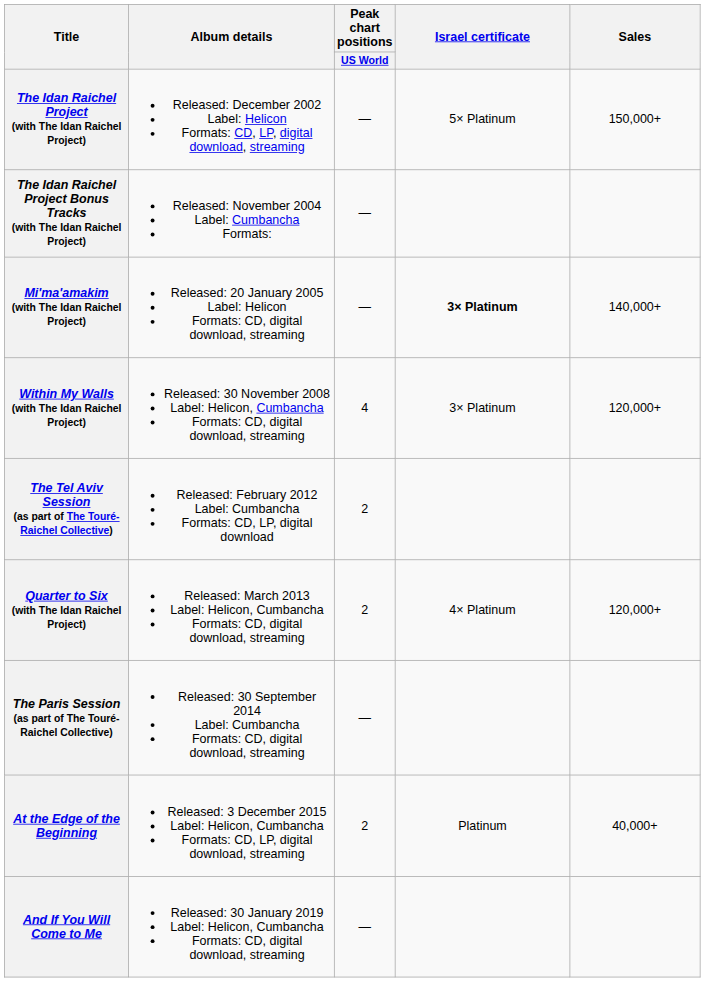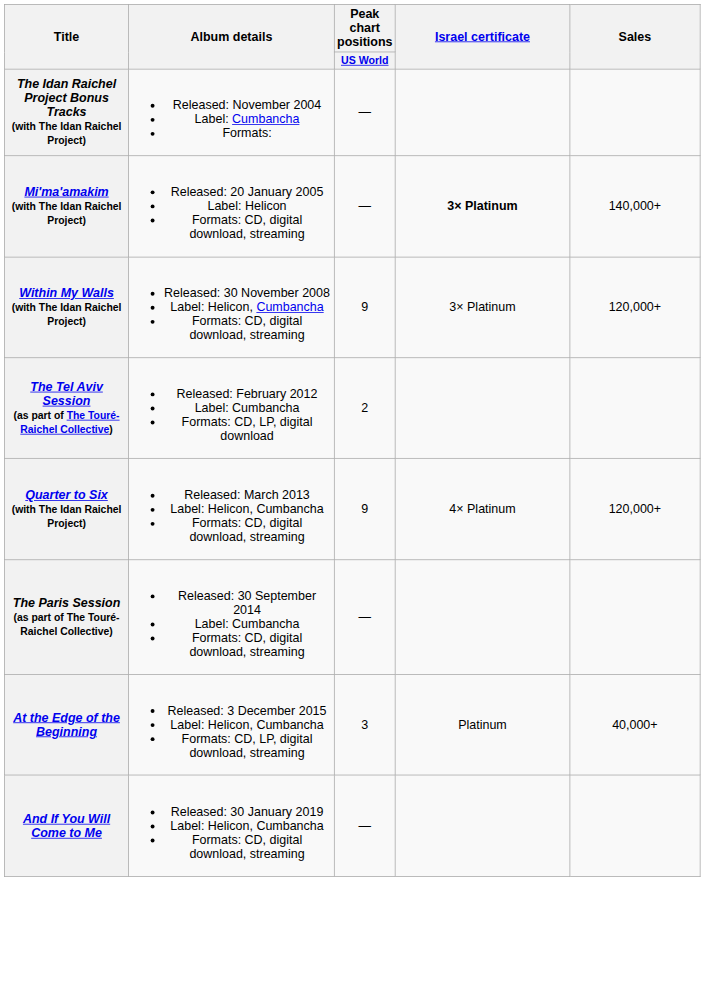- row: (67, 119)
(365, 408) 4 -> (365, 307) 9
(365, 610) 2 -> (365, 509) 9
(365, 825) 2 -> (365, 725) 3
